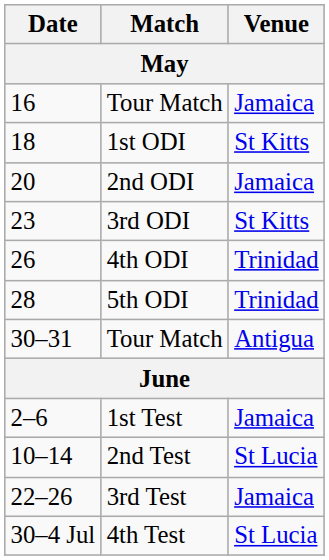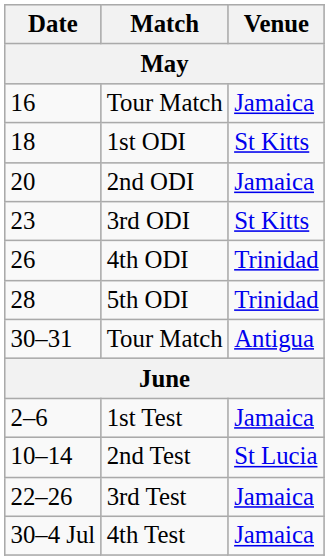(276, 535) St Lucia -> (274, 535) Jamaica
